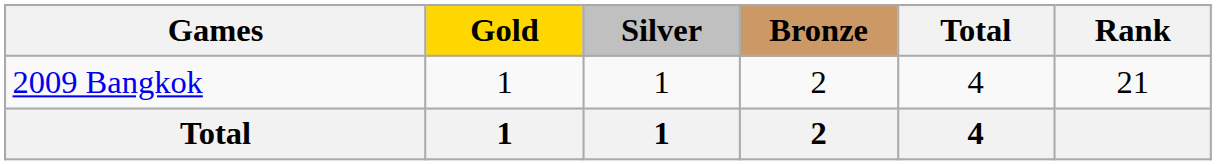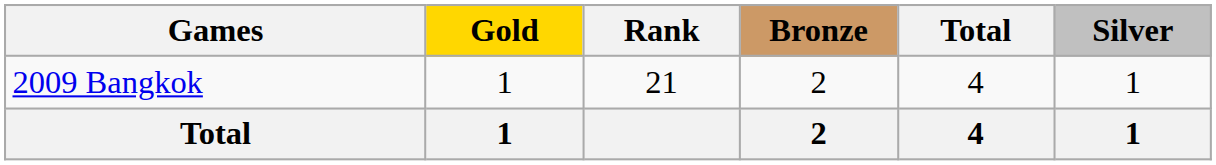columns swapped: (662, 30) <-> (1133, 30)
